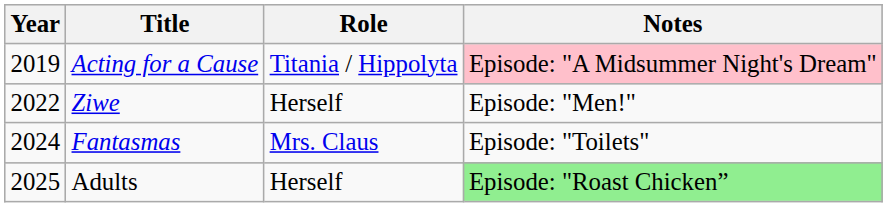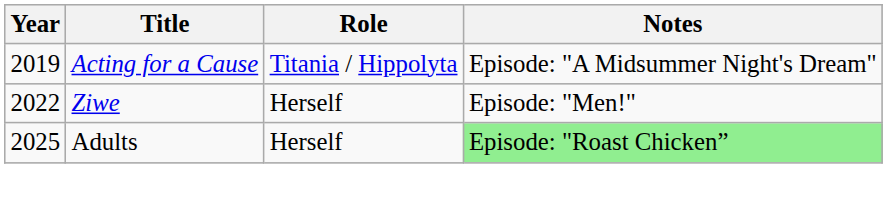(673, 63) pink background -> (673, 63) no background
- row: (126, 142)
